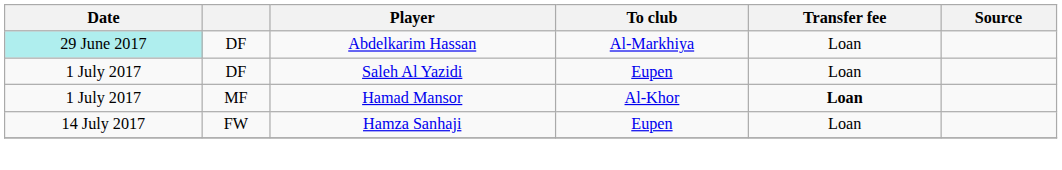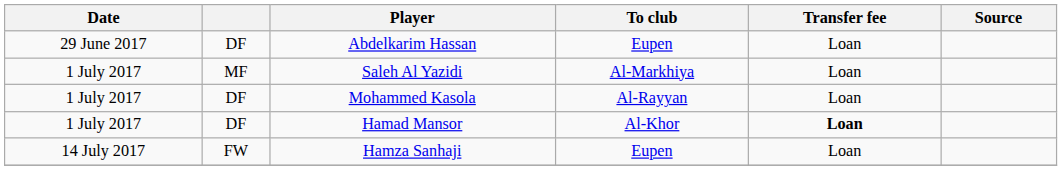(103, 44) paleturquoise background -> (103, 44) no background
(652, 44) Al-Markhiya -> (652, 44) Eupen
(236, 70) DF -> (236, 70) MF
(652, 70) Eupen -> (652, 70) Al-Markhiya
+ row: (412, 97)
(236, 97) MF -> (236, 124) DF
